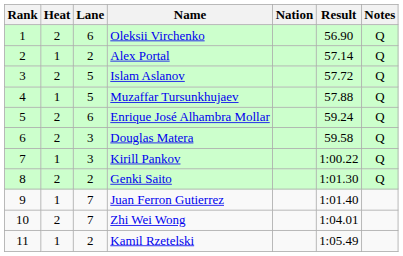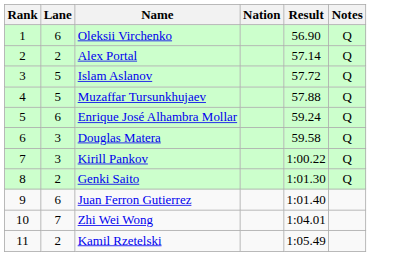- column: (57, 14)
(90, 199) 7 -> (58, 199) 6
